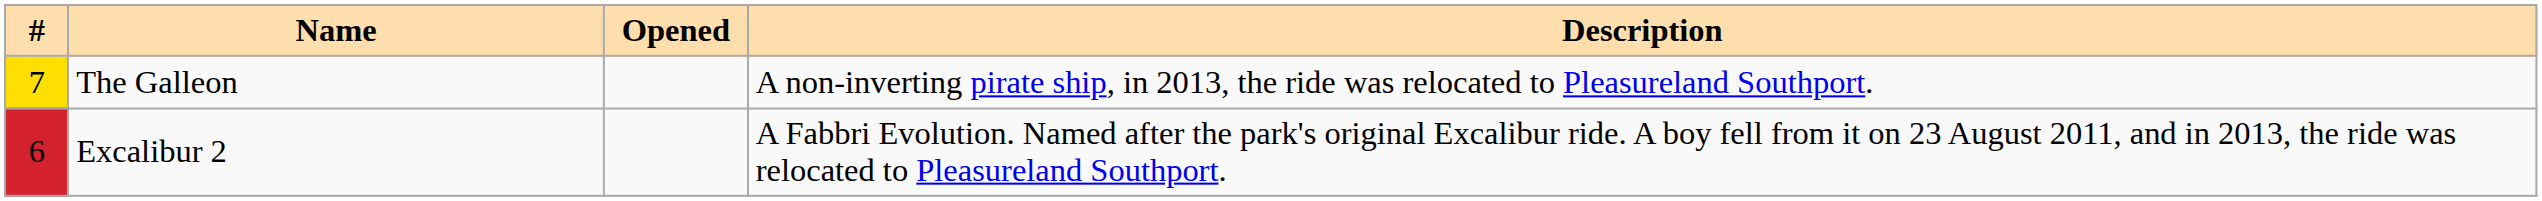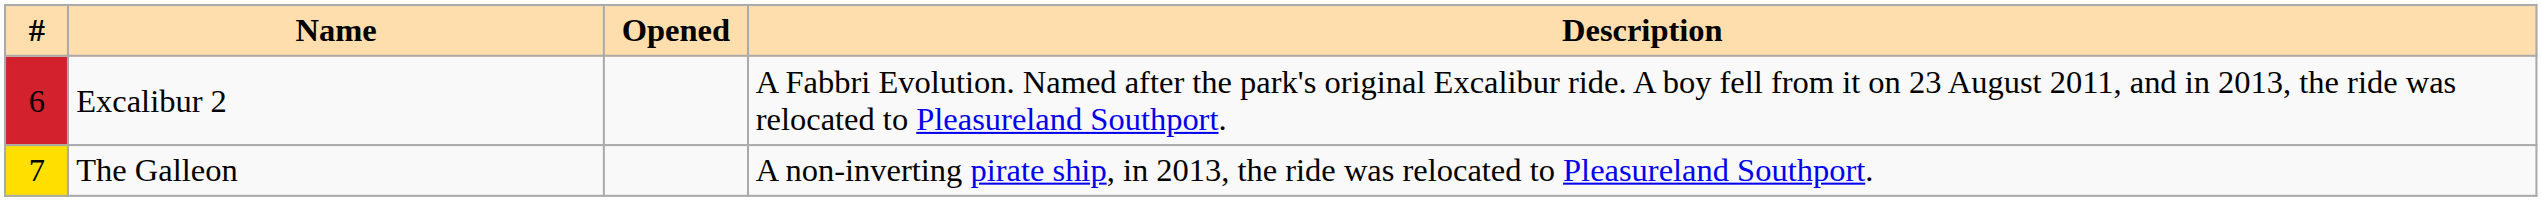rows swapped: (152, 151) <-> (157, 81)
